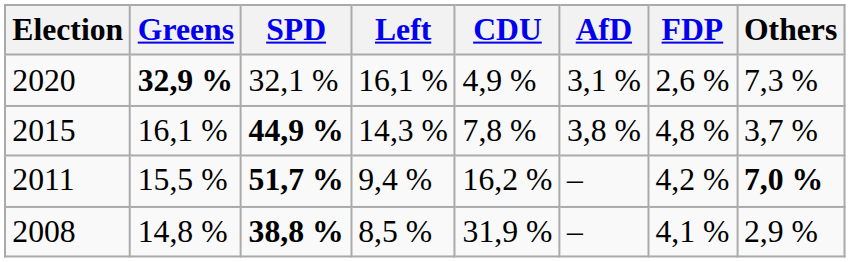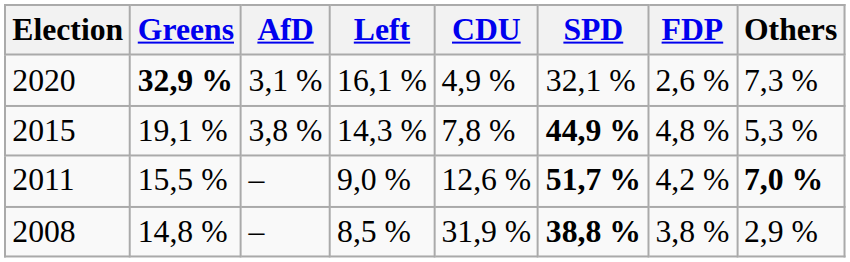columns swapped: (296, 29) <-> (604, 29)
(183, 130) 16,1 % -> (183, 130) 19,1 %
(781, 130) 3,7 % -> (781, 130) 5,3 %
(395, 180) 9,4 % -> (374, 180) 9,0 %
(507, 180) 16,2 % -> (486, 180) 12,6 %
(692, 230) 4,1 % -> (692, 230) 3,8 %
